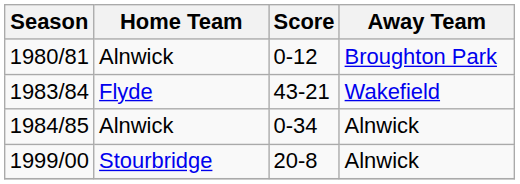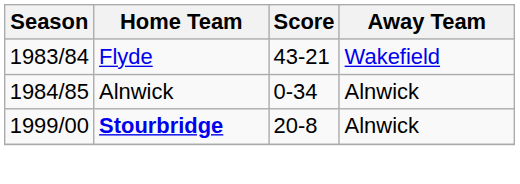- row: (49, 56)
(156, 160) normal -> (161, 126) bold
